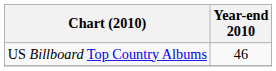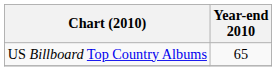(241, 54) 46 -> (241, 54) 65
